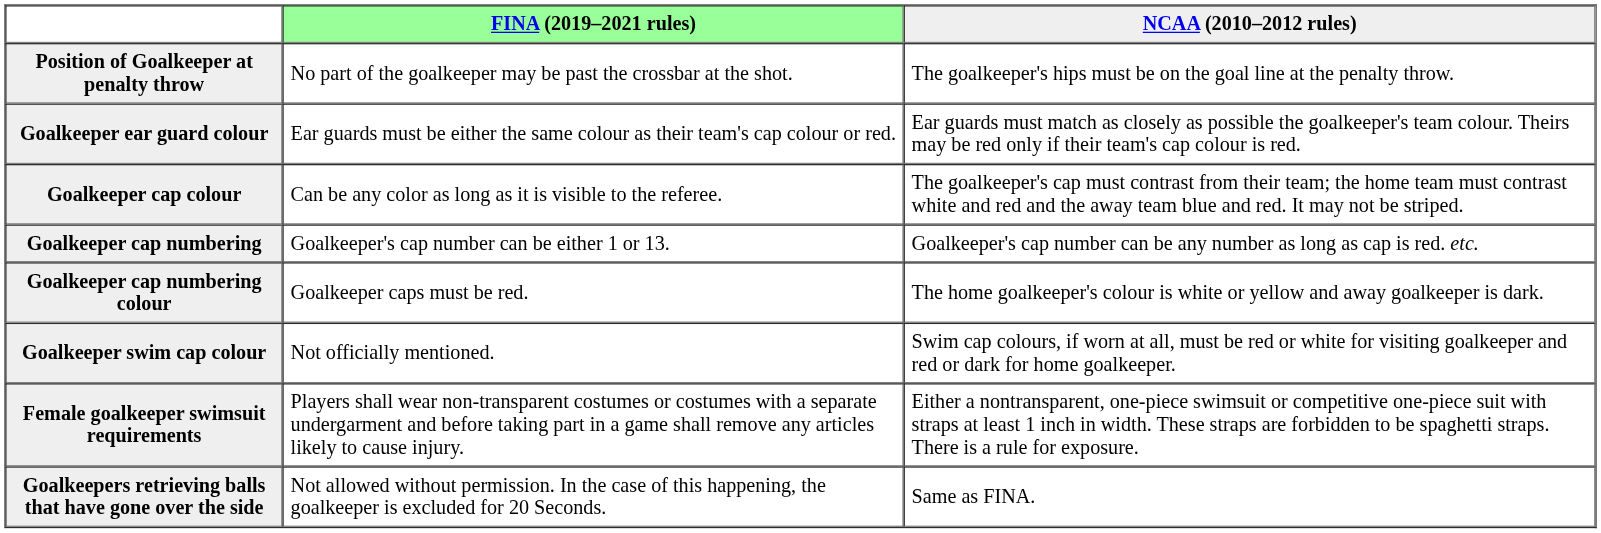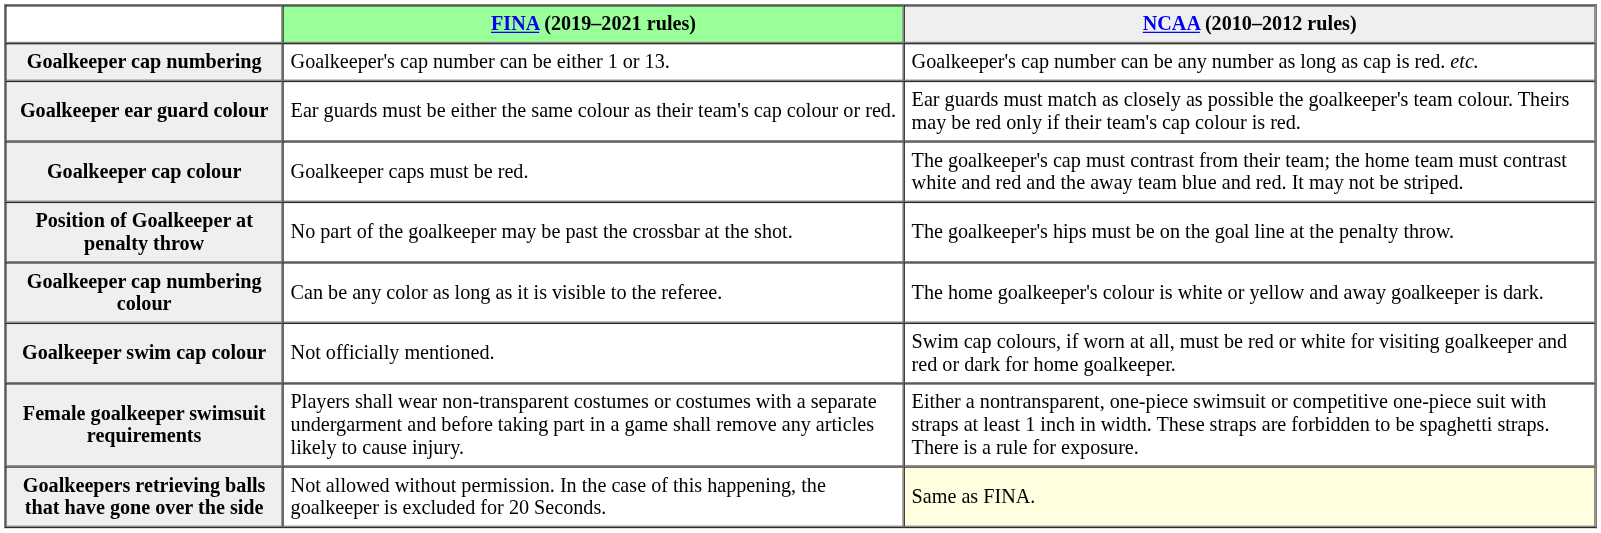rows swapped: (144, 73) <-> (144, 243)
(506, 194) Can be any color as long as it is visible to the referee. -> (410, 171) Goalkeeper caps must be red.
(410, 292) Goalkeeper caps must be red. -> (506, 292) Can be any color as long as it is visible to the referee.
(973, 496) no background -> (973, 496) lightyellow background
